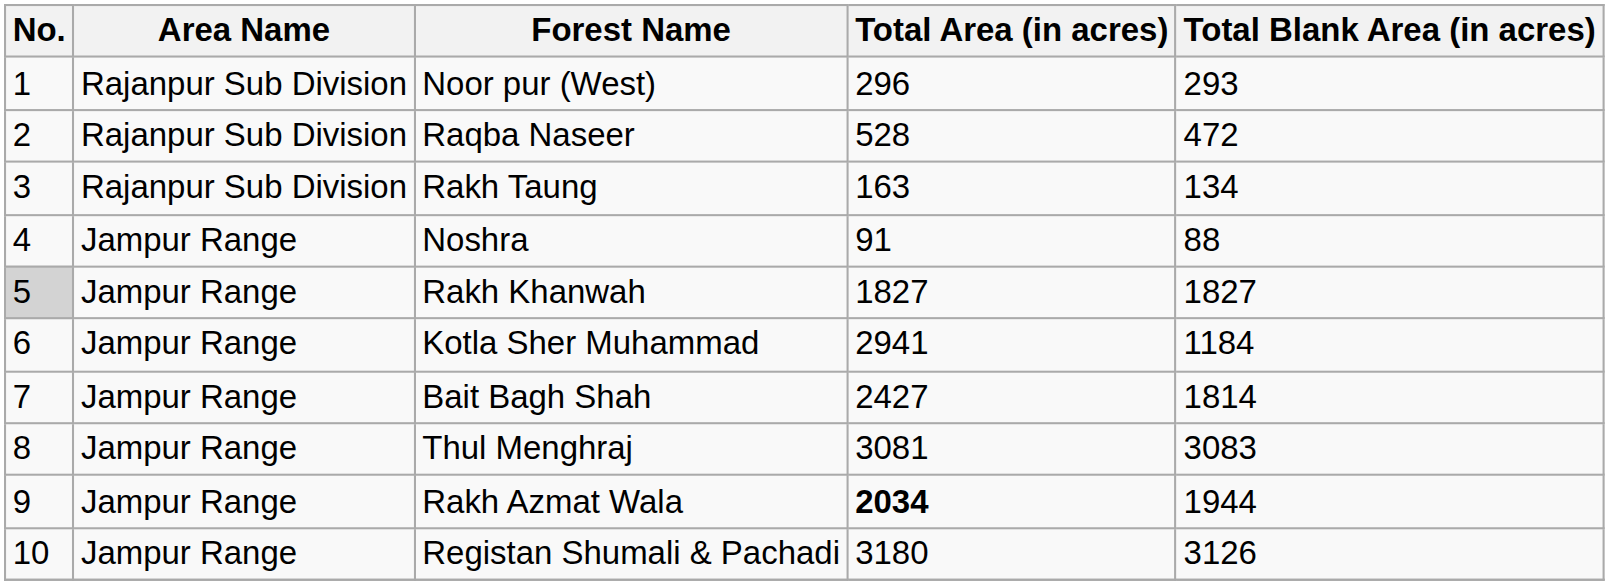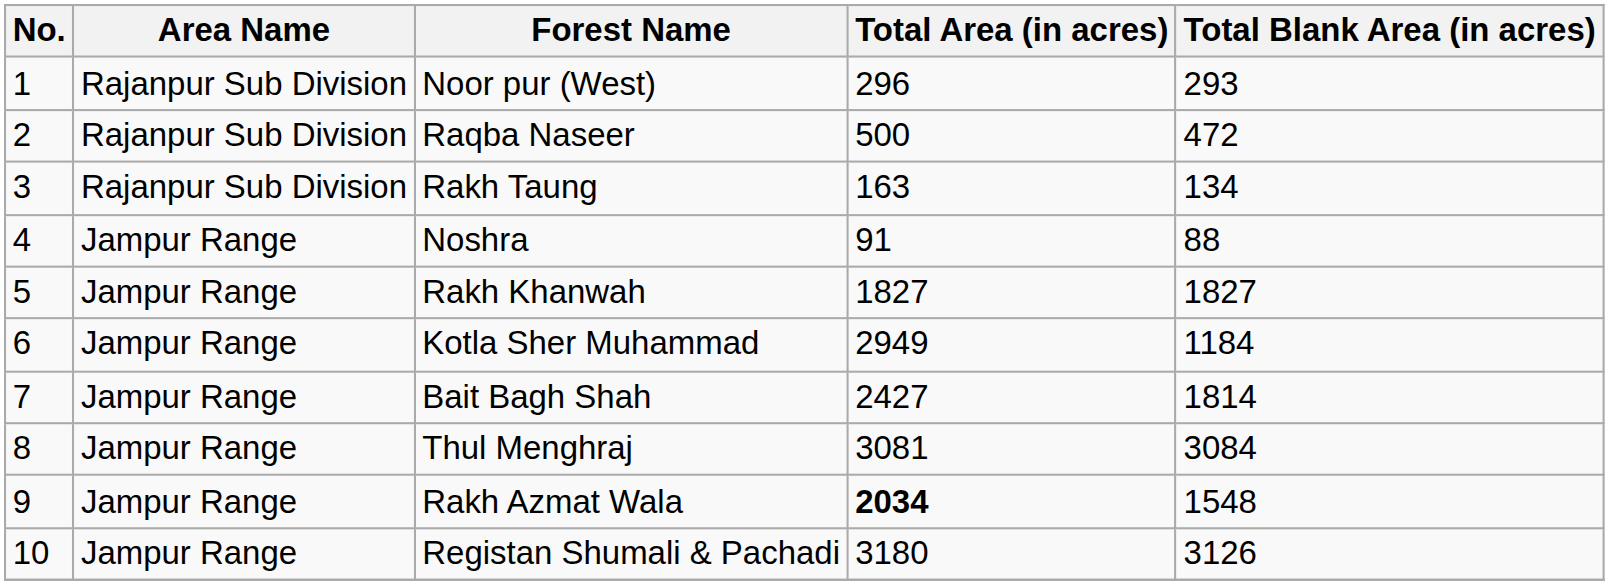(883, 135) 528 -> (883, 135) 500
(22, 291) lightgrey background -> (22, 291) no background
(892, 344) 2941 -> (892, 344) 2949
(1220, 448) 3083 -> (1220, 448) 3084
(1220, 501) 1944 -> (1220, 501) 1548
